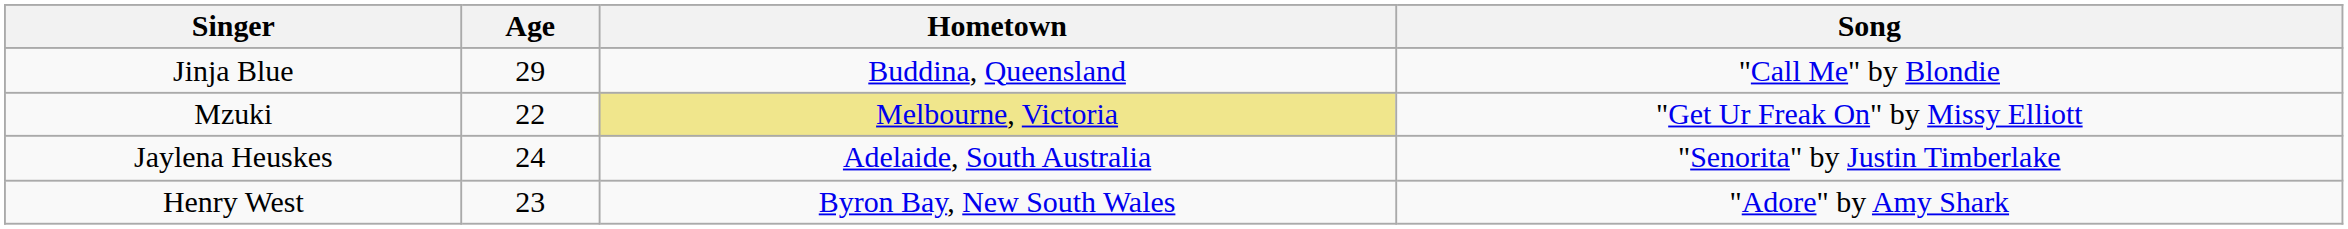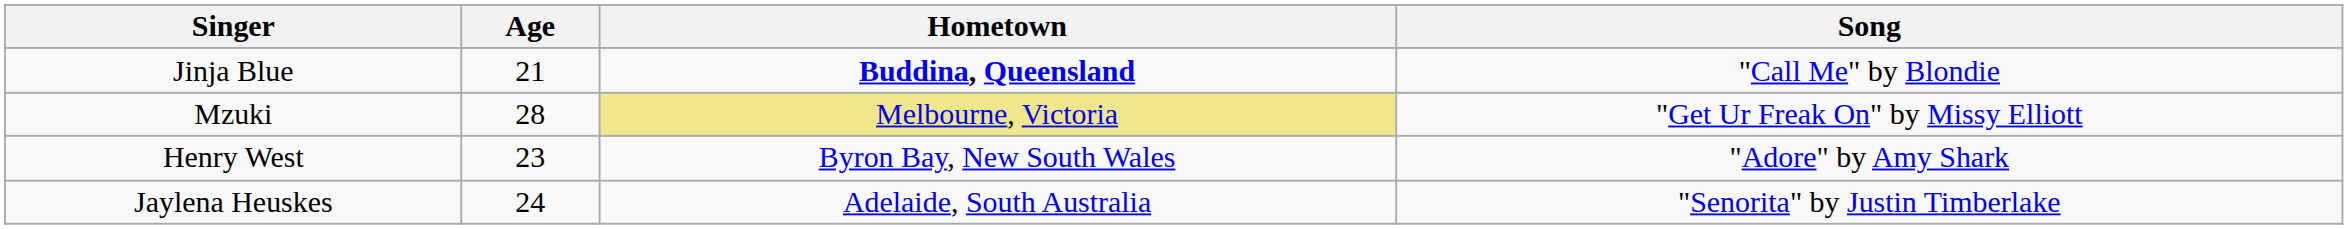(530, 70) 29 -> (530, 70) 21
(997, 70) normal -> (997, 70) bold
(530, 113) 22 -> (530, 113) 28
rows swapped: (233, 157) <-> (233, 201)
